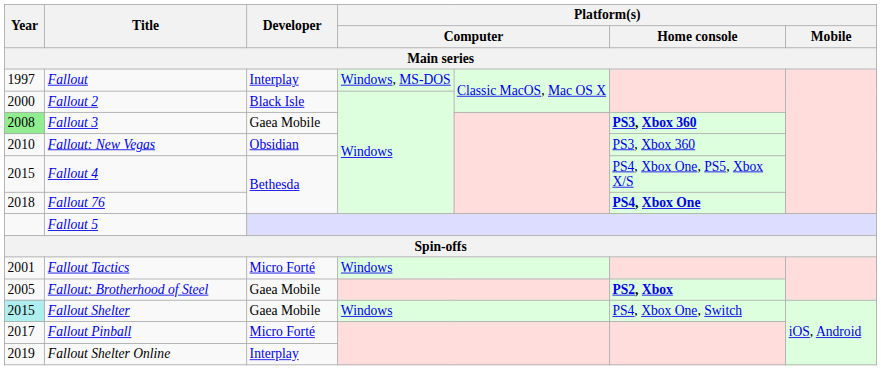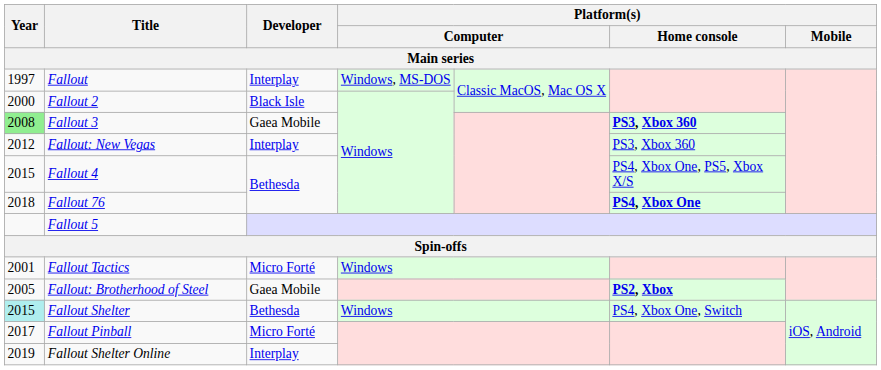(21, 144) 2010 -> (21, 144) 2012
(274, 144) Obsidian -> (274, 144) Interplay
(285, 310) Gaea Mobile -> (275, 310) Bethesda
